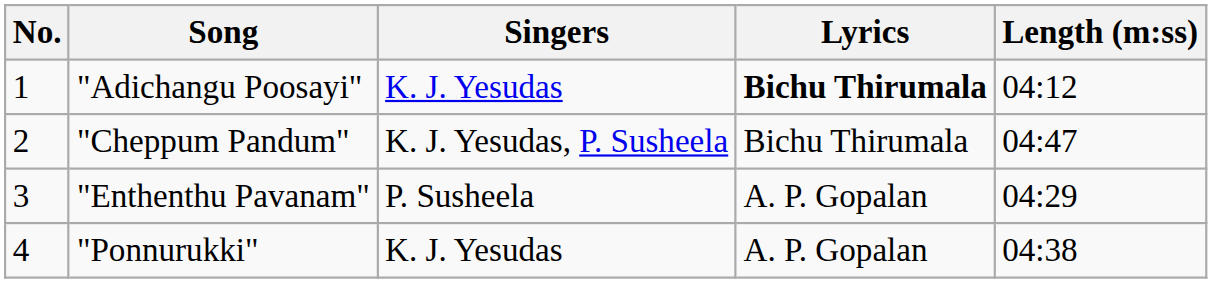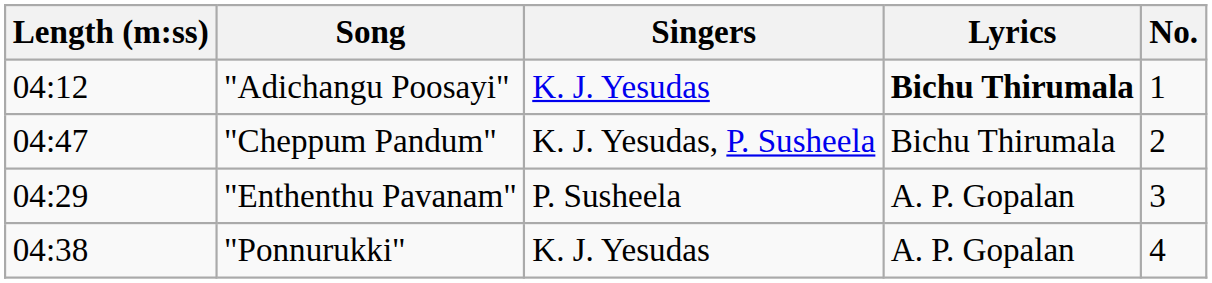columns swapped: (37, 32) <-> (1100, 32)
